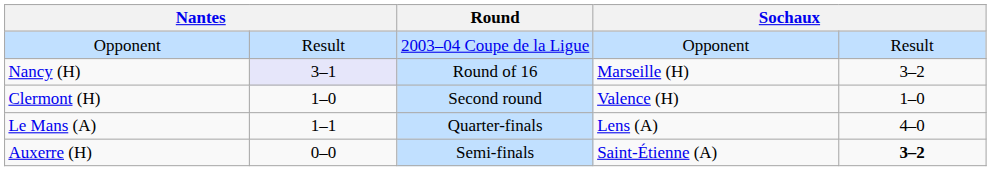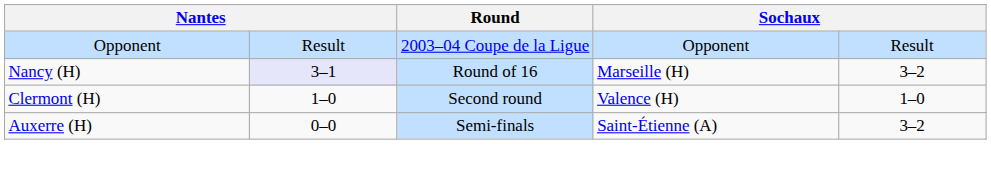- row: (52, 125)
(912, 152) bold -> (912, 125) normal
